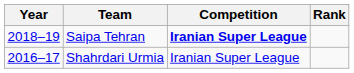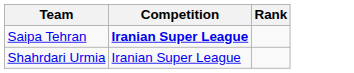- column: (34, 15)
